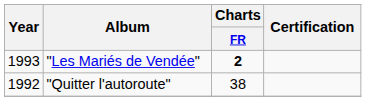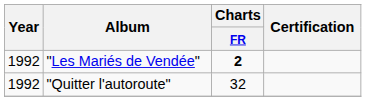(24, 61) 1993 -> (24, 61) 1992
(238, 84) 38 -> (238, 84) 32
